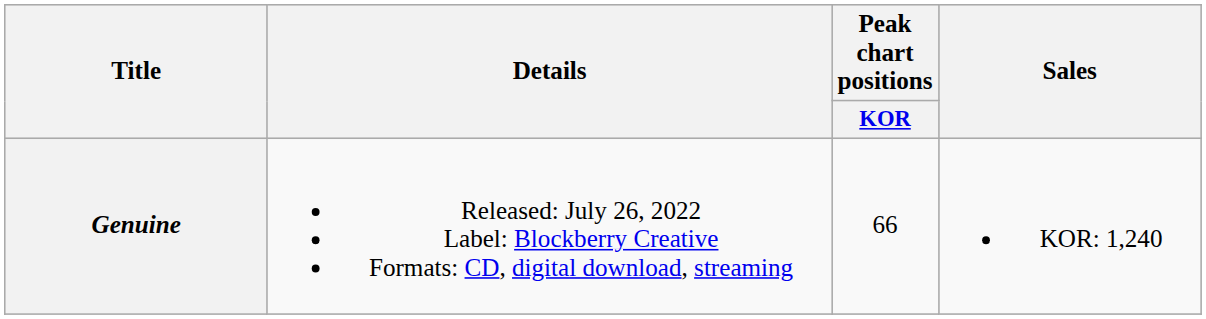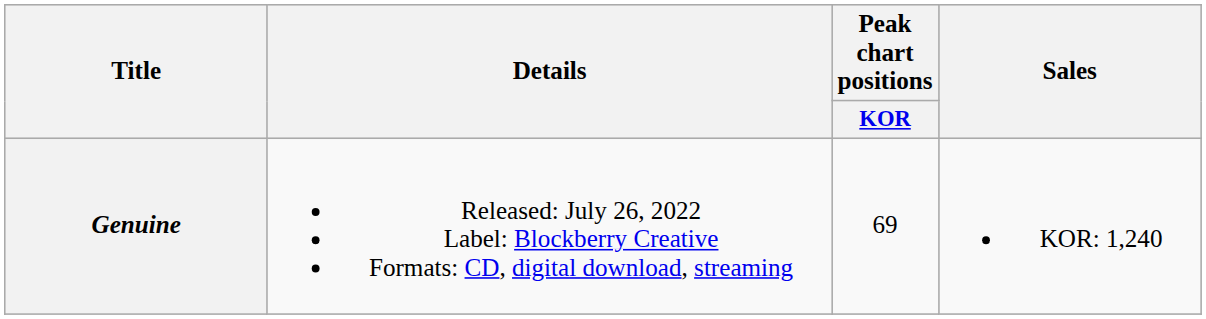(885, 225) 66 -> (885, 225) 69
